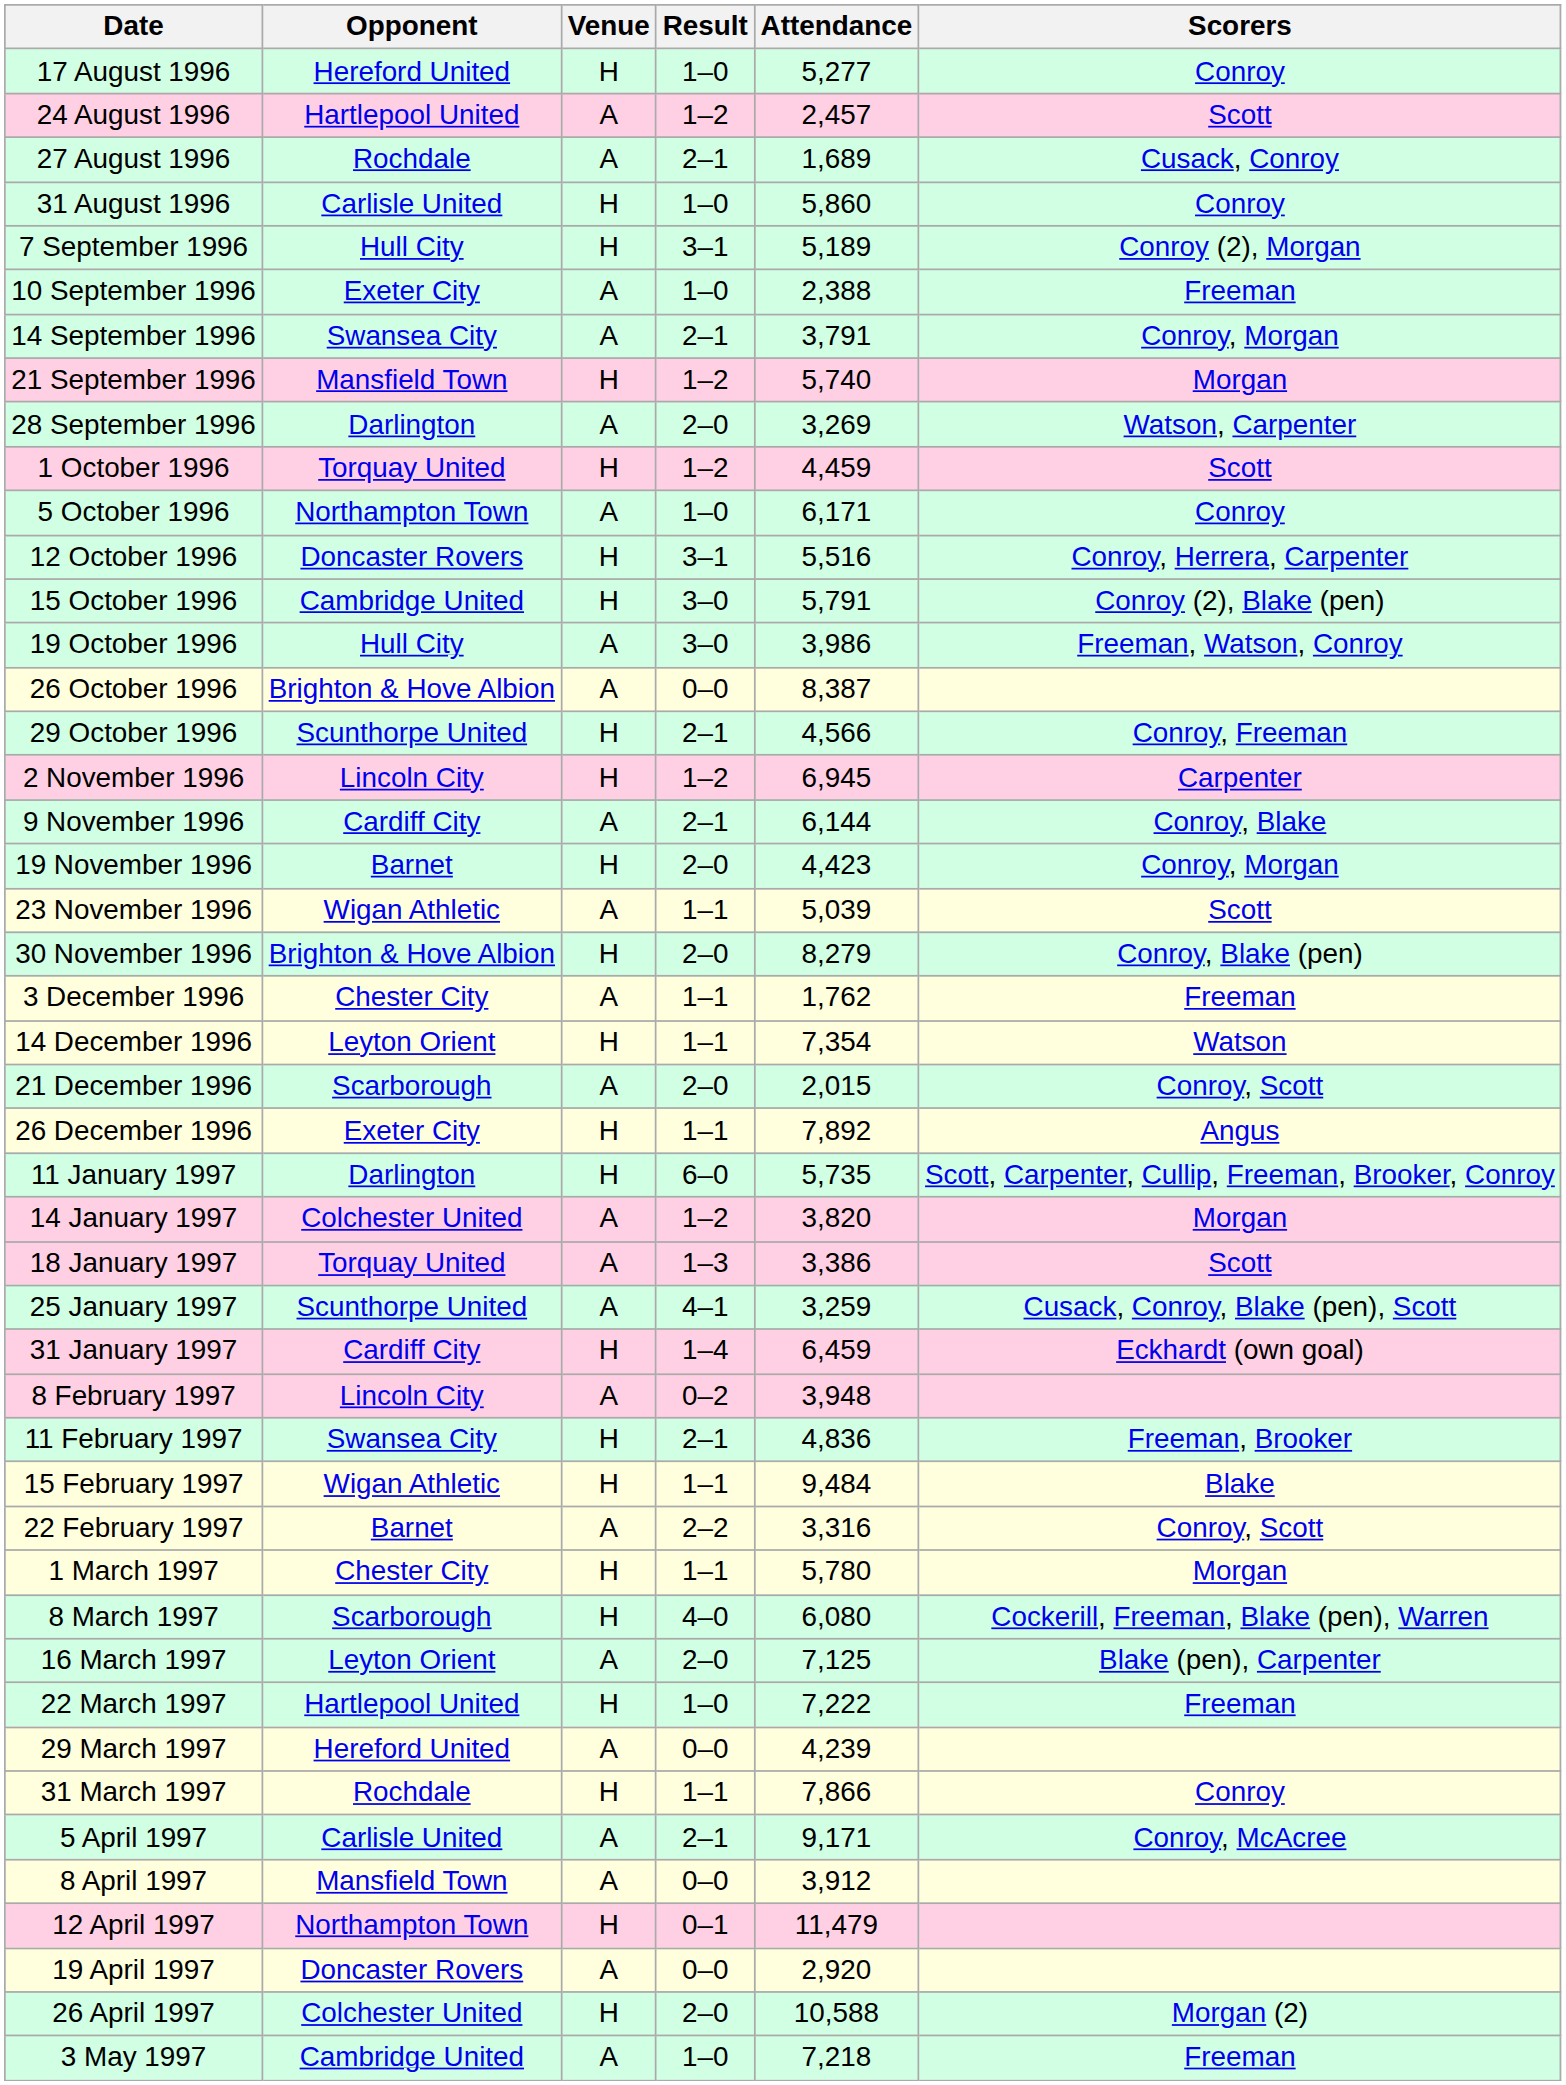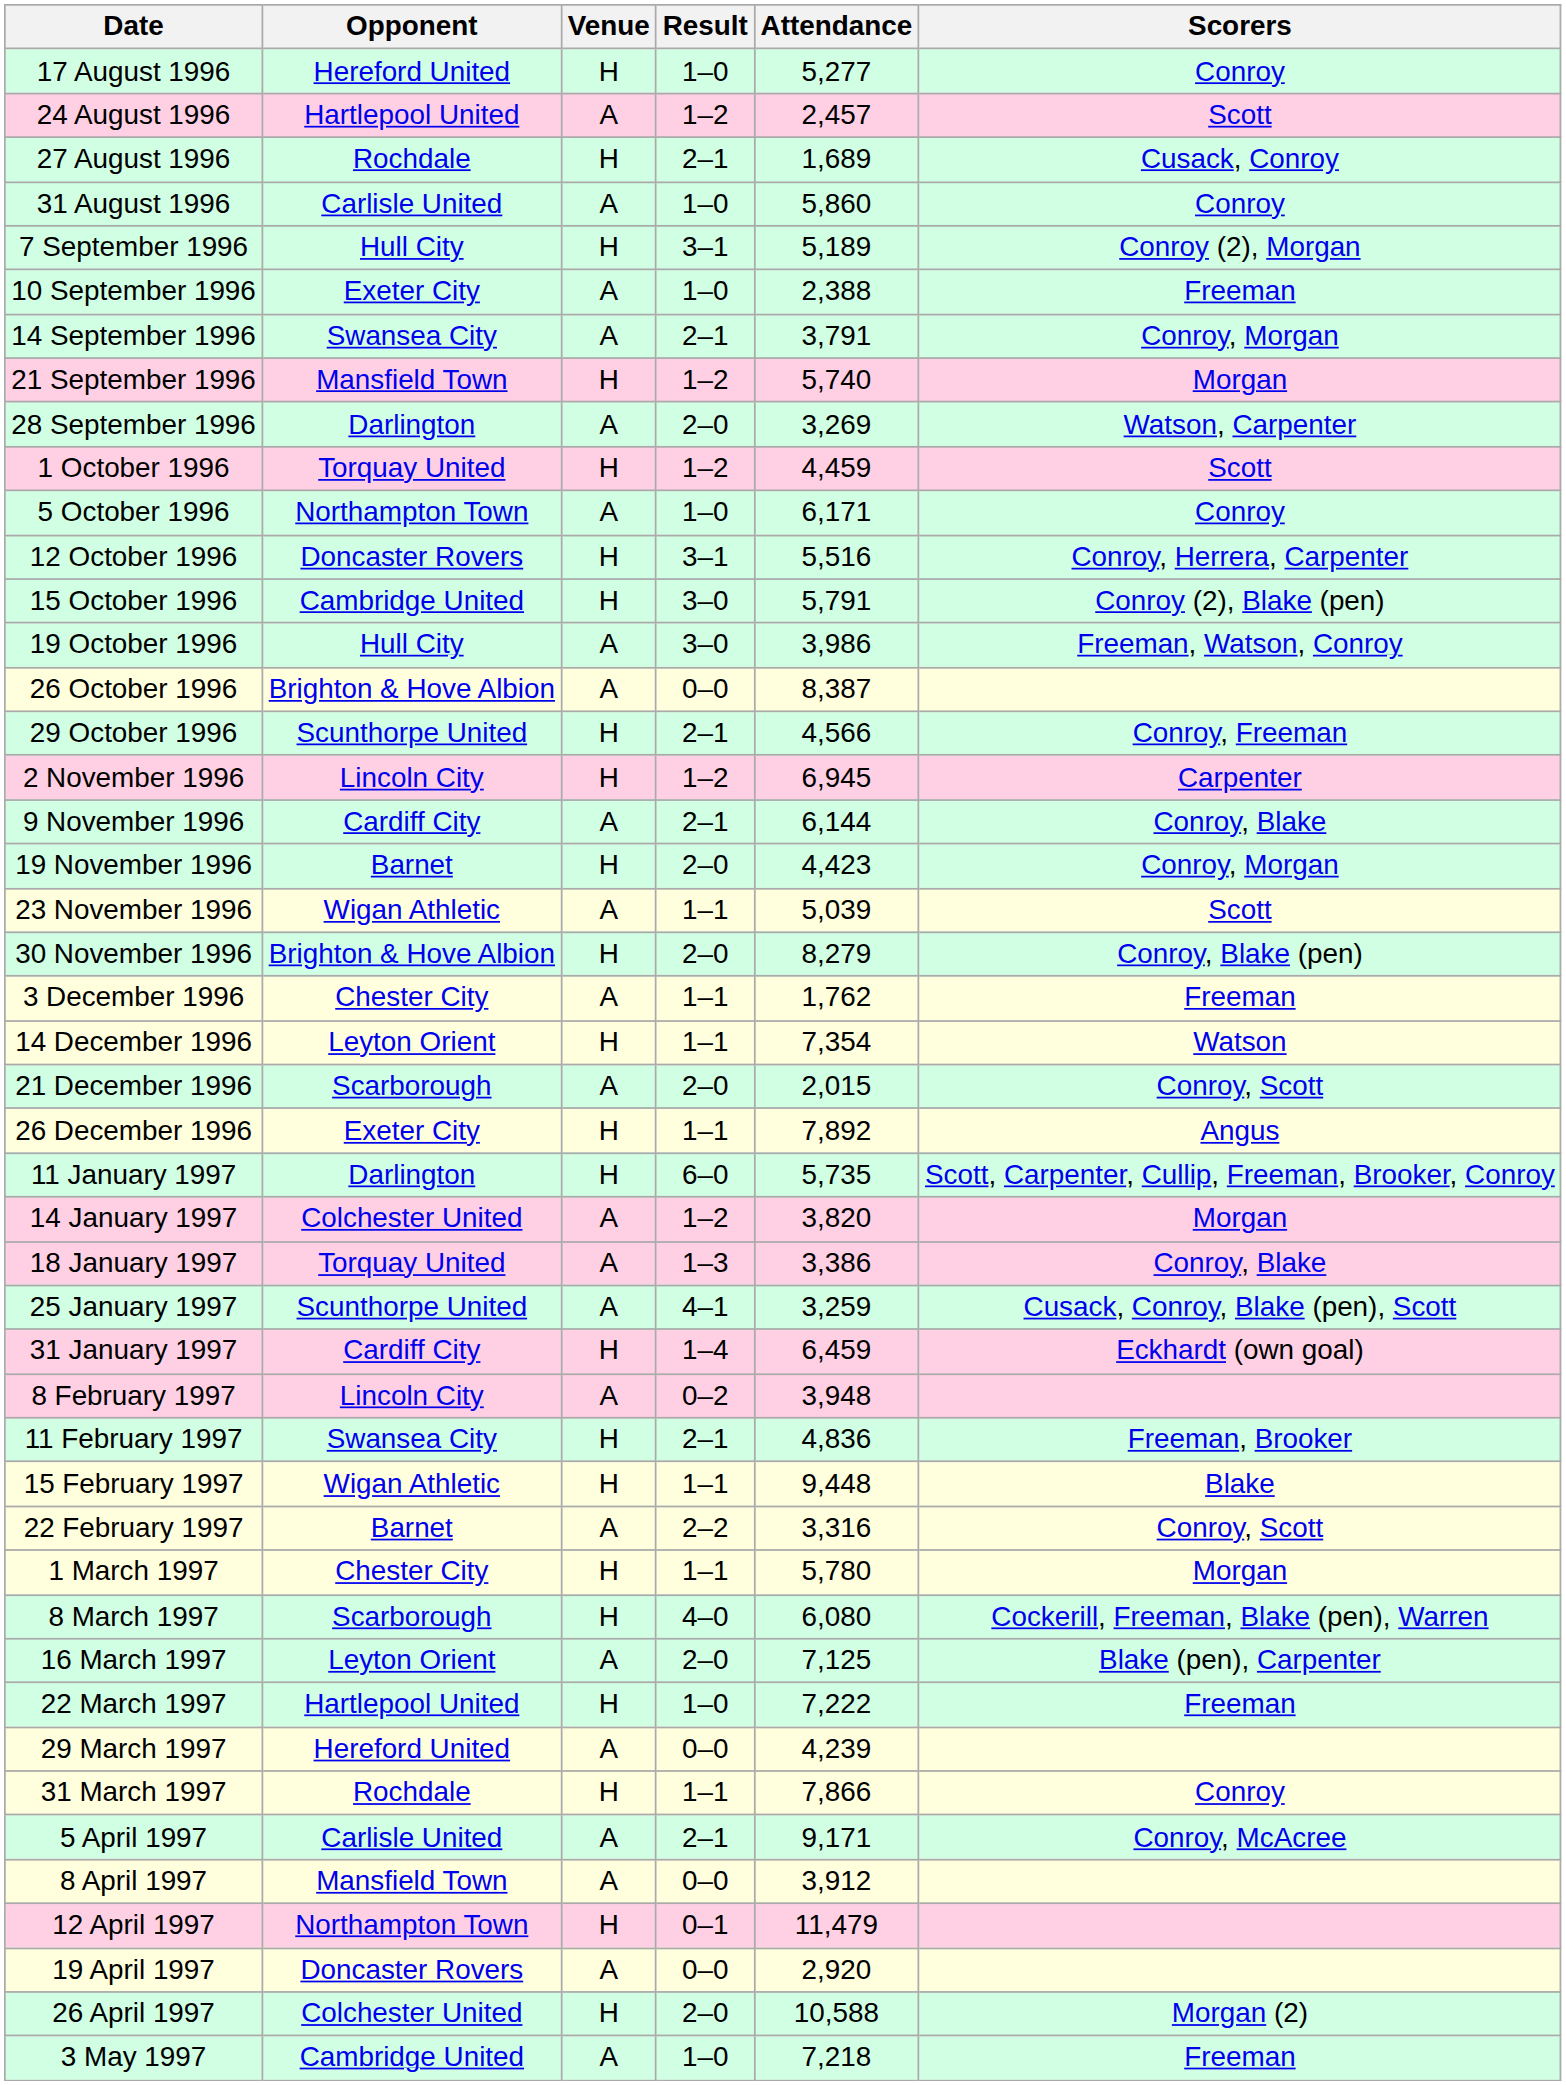(609, 159) A -> (609, 159) H
(609, 203) H -> (609, 203) A
(1240, 1262) Scott -> (1240, 1262) Conroy, Blake
(836, 1483) 9,484 -> (836, 1483) 9,448
